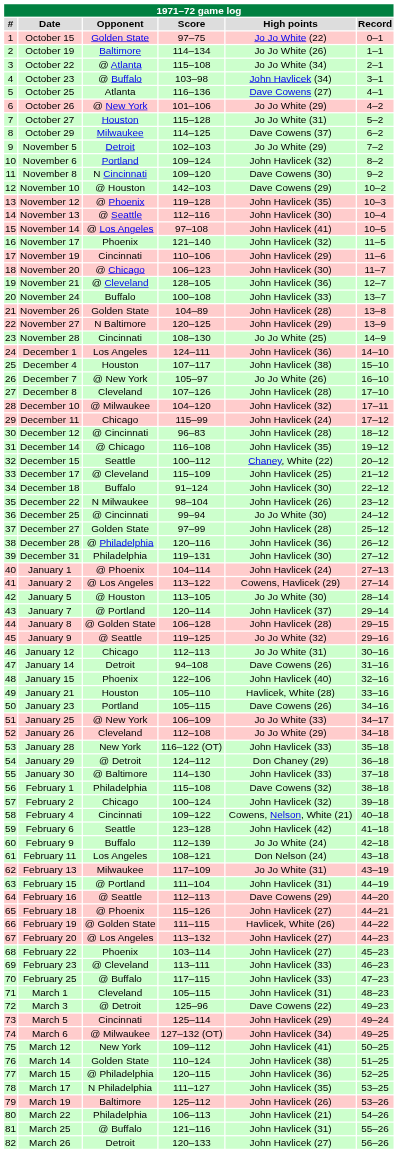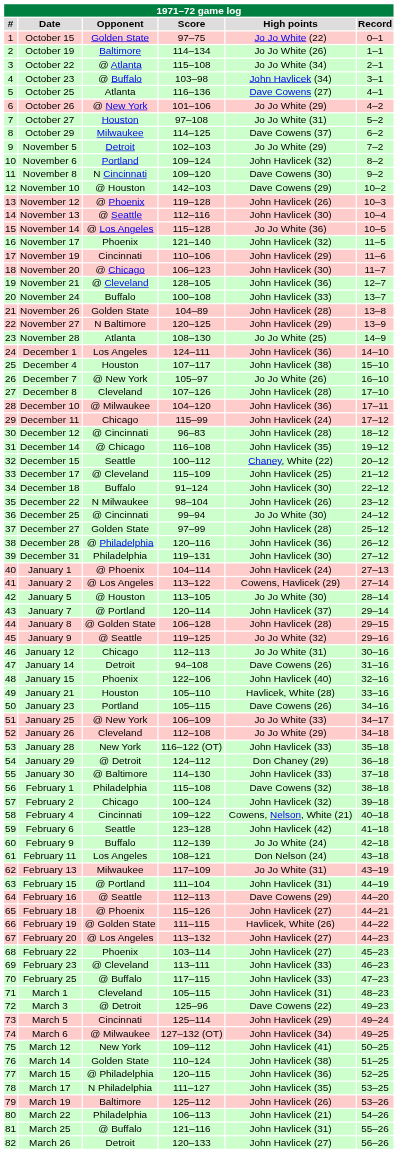(192, 119) 115–128 -> (192, 119) 97–108
(290, 201) John Havlicek (35) -> (290, 201) John Havlicek (26)
(192, 228) 97–108 -> (192, 228) 115–128
(290, 228) John Havlicek (41) -> (290, 228) Jo Jo White (36)
(120, 337) Cincinnati -> (120, 337) Atlanta
(290, 406) John Havlicek (32) -> (290, 406) John Havlicek (36)
